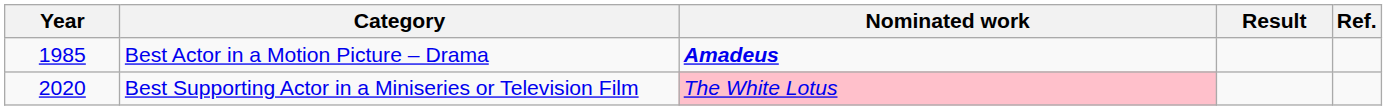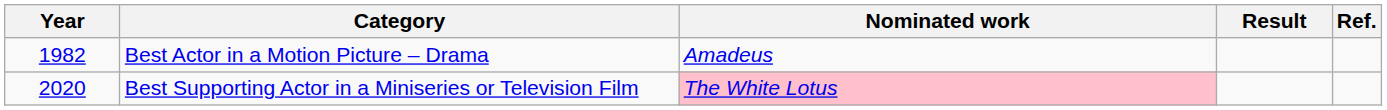(62, 54) 1985 -> (62, 54) 1982
(731, 54) bold -> (728, 54) normal
